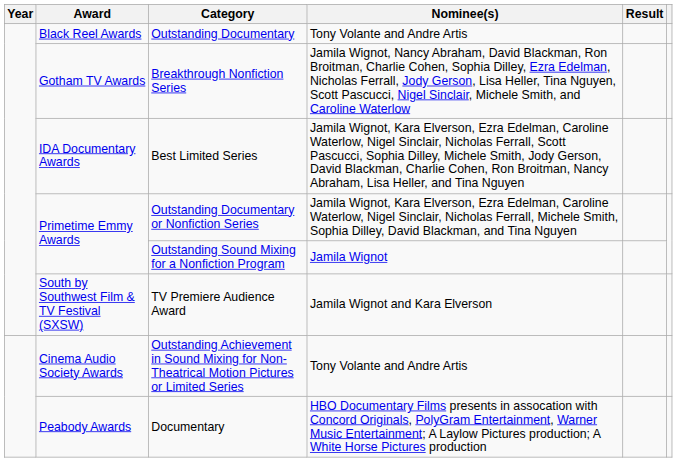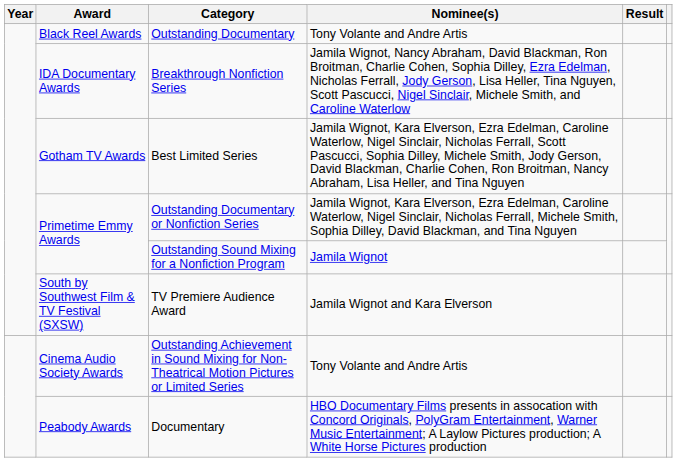(92, 81) Gotham TV Awards -> (87, 81) IDA Documentary Awards
(87, 156) IDA Documentary Awards -> (92, 156) Gotham TV Awards
